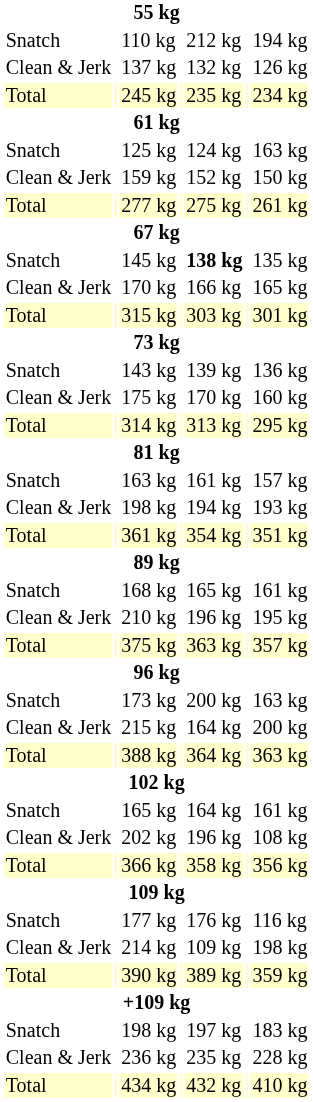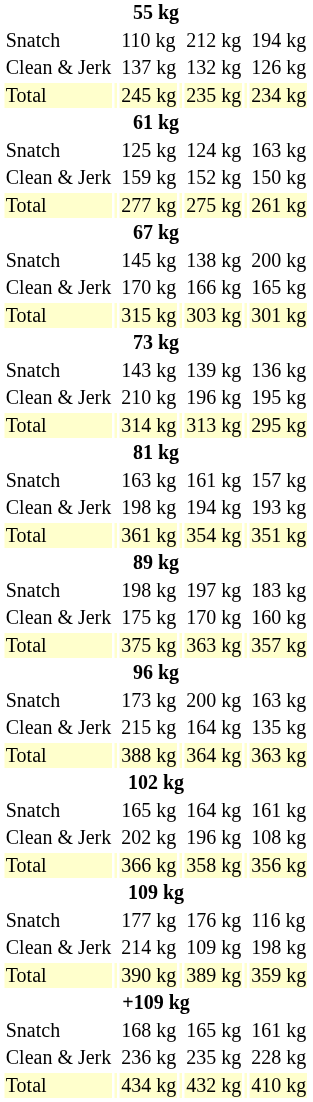(214, 260) bold -> (214, 260) normal
(280, 260) 135 kg -> (279, 260) 200 kg
rows swapped: (59, 397) <-> (59, 617)
rows swapped: (33, 590) <-> (33, 1030)
(280, 727) 200 kg -> (279, 727) 135 kg
